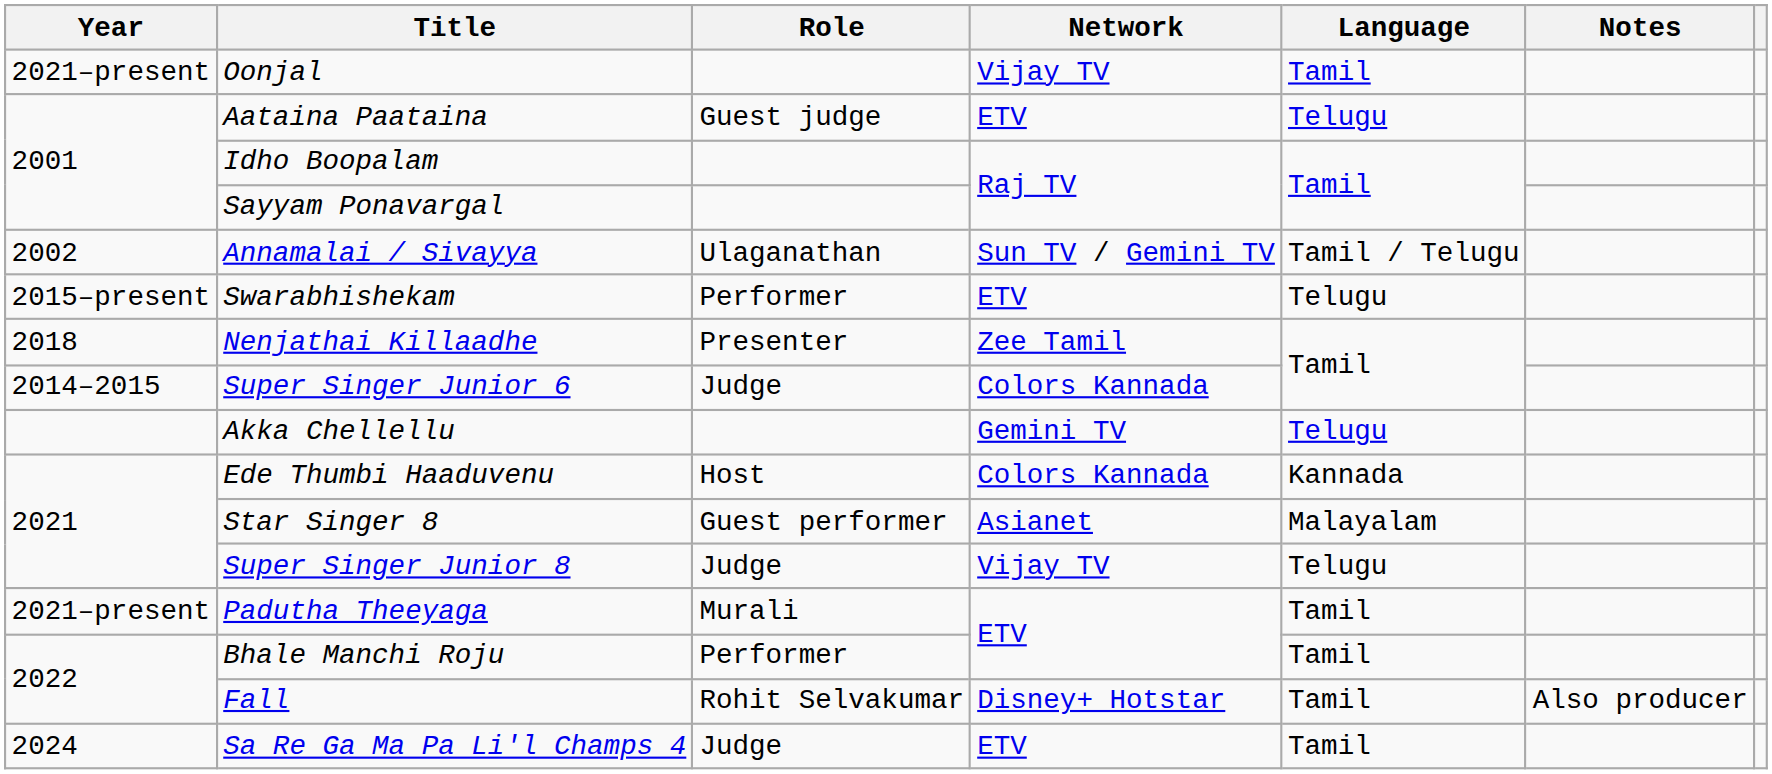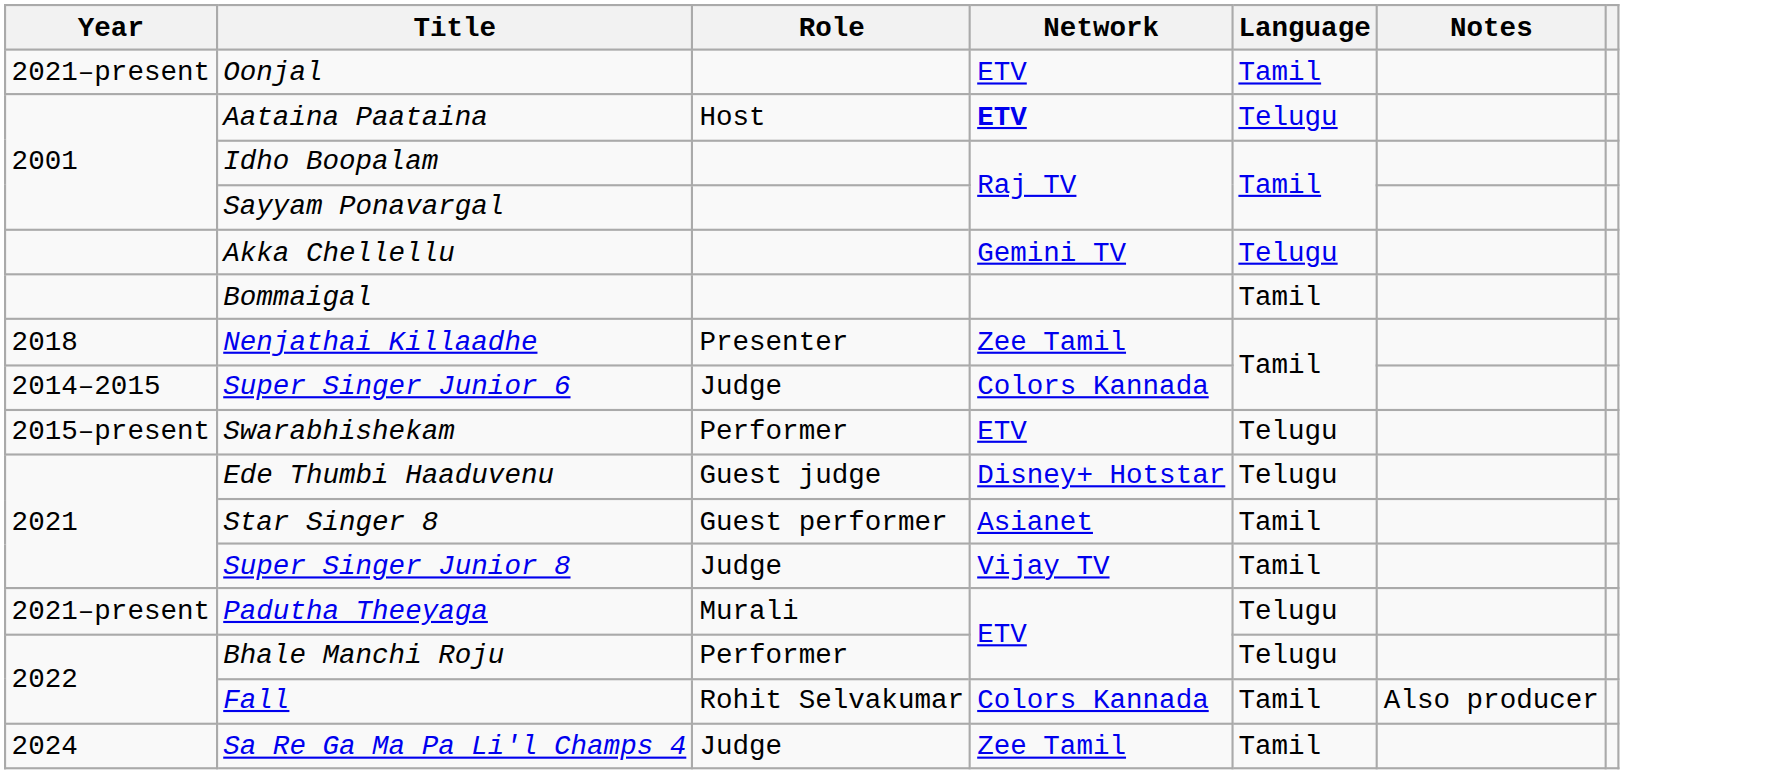(1043, 72) Vijay TV -> (1002, 72) ETV
(790, 117) Guest judge -> (733, 117) Host
(1002, 117) normal -> (1002, 117) bold
- row: (380, 252)
rows swapped: (339, 432) <-> (339, 297)
+ row: (298, 297)
(733, 477) Host -> (790, 477) Guest judge
(1093, 477) Colors Kannada -> (1101, 477) Disney+ Hotstar
(1346, 477) Kannada -> (1288, 477) Telugu
(1362, 522) Malayalam -> (1280, 522) Tamil
(1338, 567) Telugu -> (1280, 567) Tamil
(1329, 611) Tamil -> (1288, 611) Telugu
(1329, 656) Tamil -> (1288, 656) Telugu
(1101, 701) Disney+ Hotstar -> (1093, 701) Colors Kannada
(1002, 746) ETV -> (1052, 746) Zee Tamil
